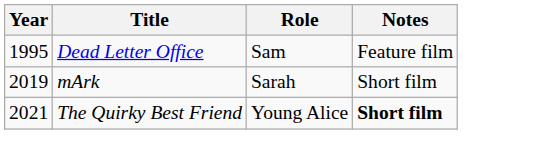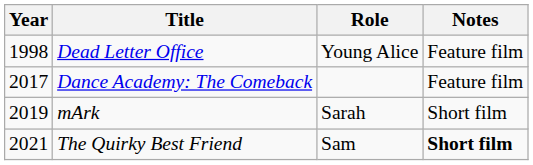(29, 50) 1995 -> (29, 50) 1998
(268, 50) Sam -> (370, 50) Young Alice
+ row: (185, 81)
(300, 112) Young Alice -> (338, 143) Sam
